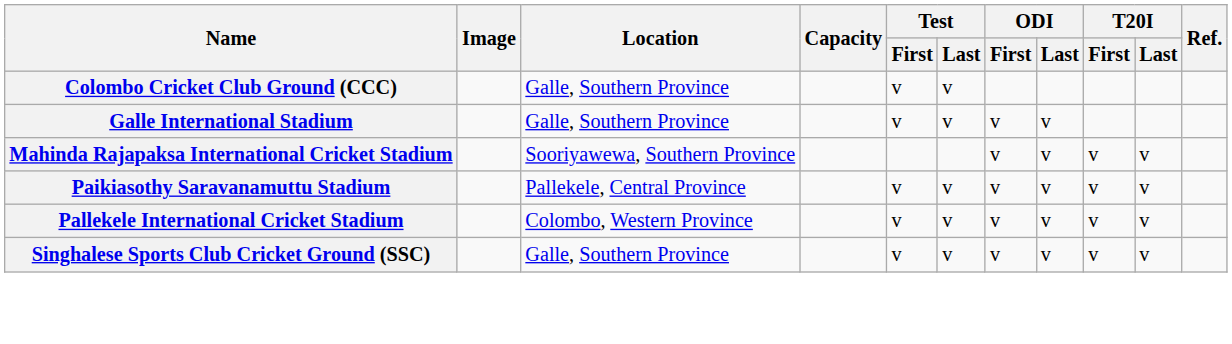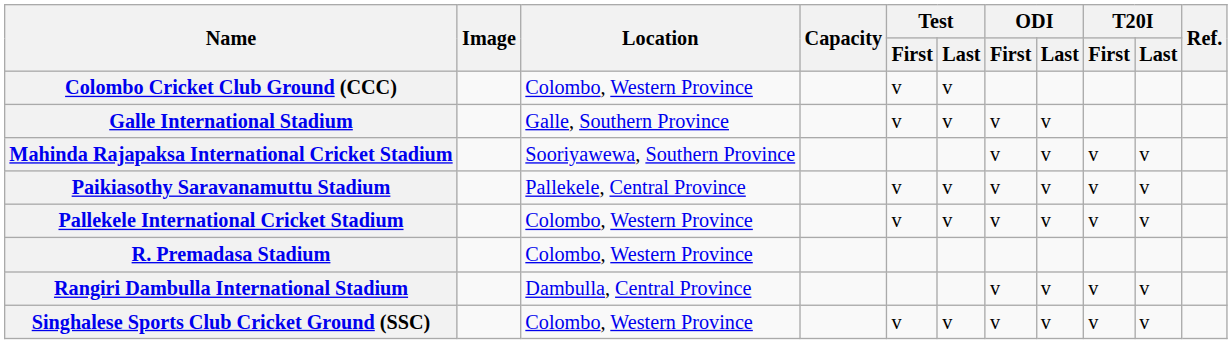(627, 88) Galle, Southern Province -> (639, 88) Colombo, Western Province
+ row: (231, 254)
+ row: (231, 288)
(627, 254) Galle, Southern Province -> (639, 321) Colombo, Western Province
